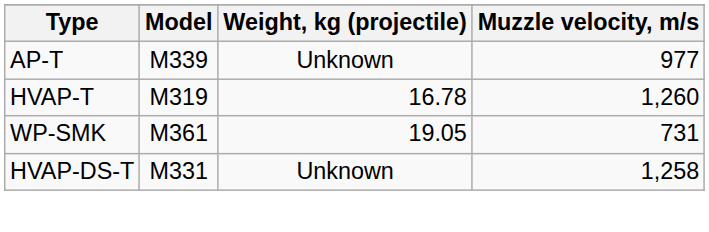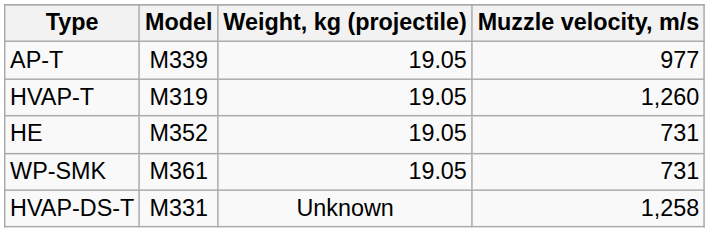(345, 60) Unknown -> (438, 60) 19.05
(438, 97) 16.78 -> (438, 97) 19.05
+ row: (26, 134)
